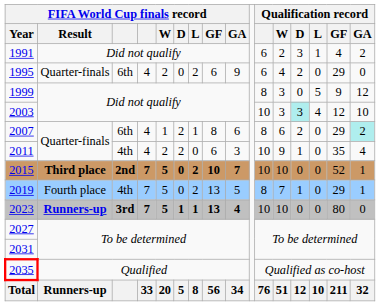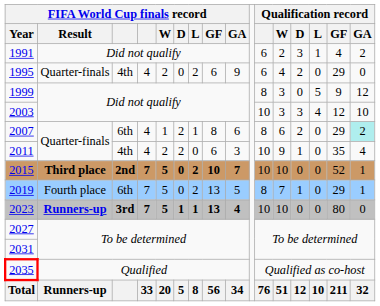(125, 72) 6th -> (125, 72) 4th
(300, 111) paleturquoise background -> (300, 111) no background
(125, 190) 4th -> (125, 190) 6th
